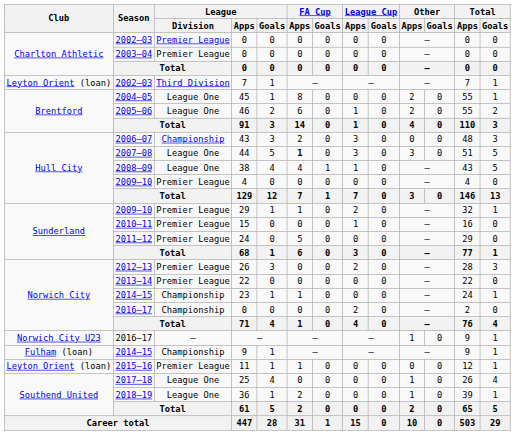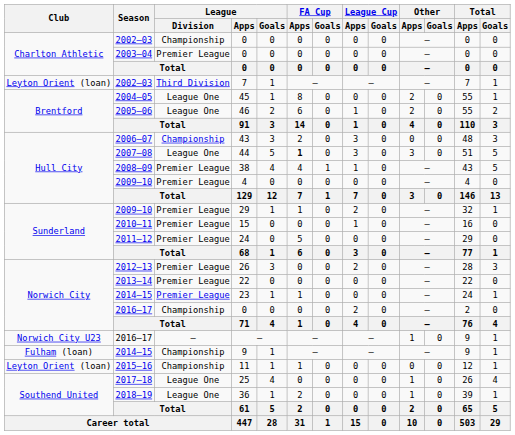(193, 40) Premier League -> (193, 40) Championship
(193, 168) League One -> (193, 168) Premier League
(193, 295) Championship -> (193, 295) Premier League
(193, 366) Premier League -> (193, 366) Championship
